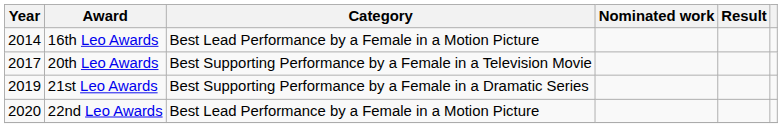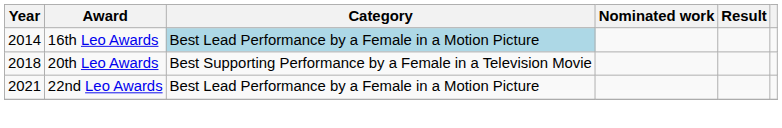(354, 39) no background -> (354, 39) lightblue background
(24, 63) 2017 -> (24, 63) 2018
- row: (103, 87)
(24, 110) 2020 -> (24, 87) 2021
